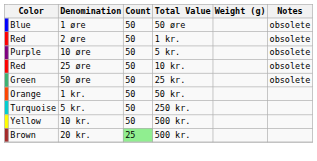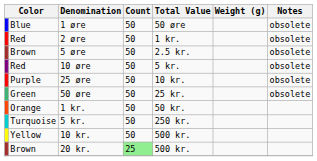+ row: (73, 53)
(26, 53) Purple -> (18, 66) Red
(18, 66) Red -> (26, 80) Purple
